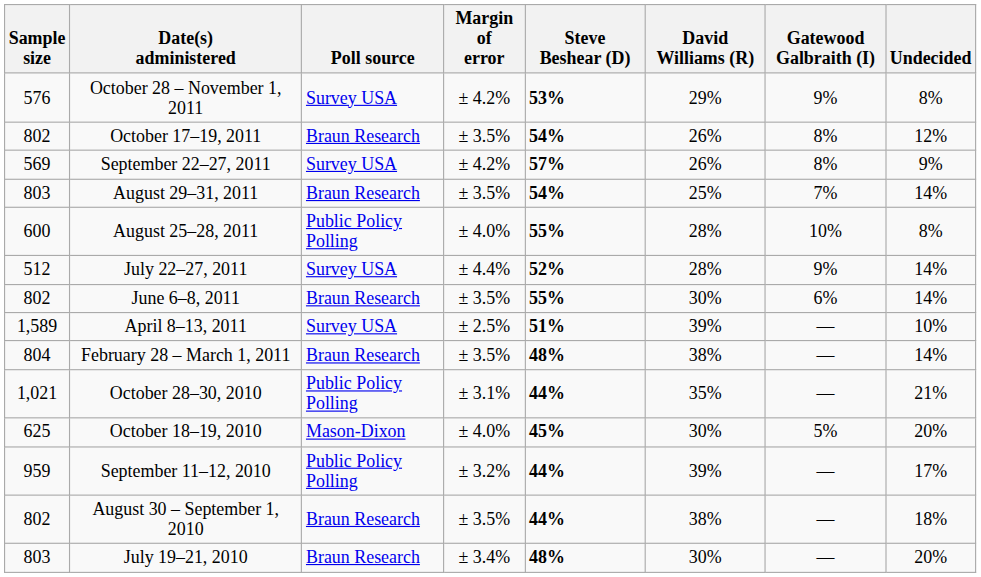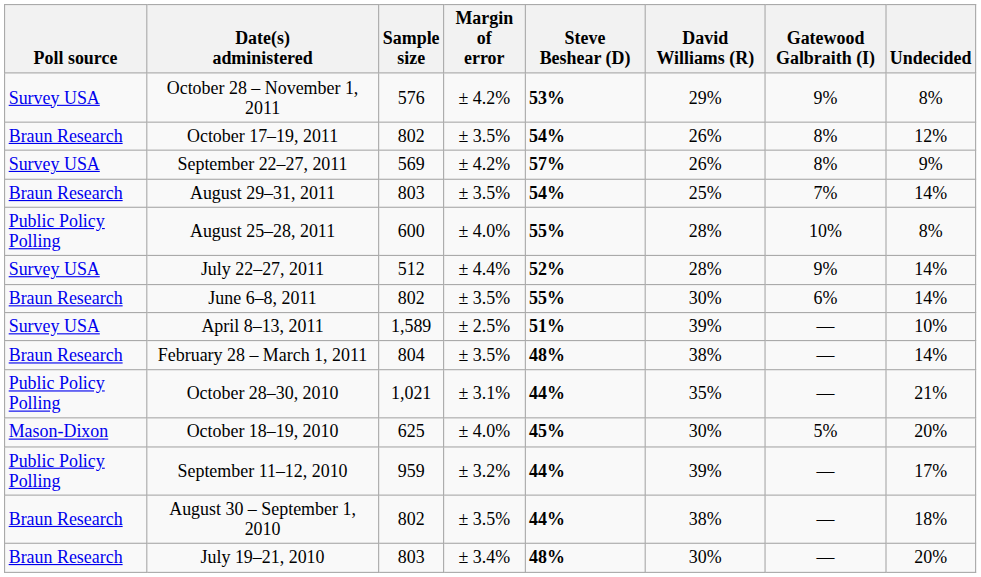columns swapped: (373, 59) <-> (37, 48)
